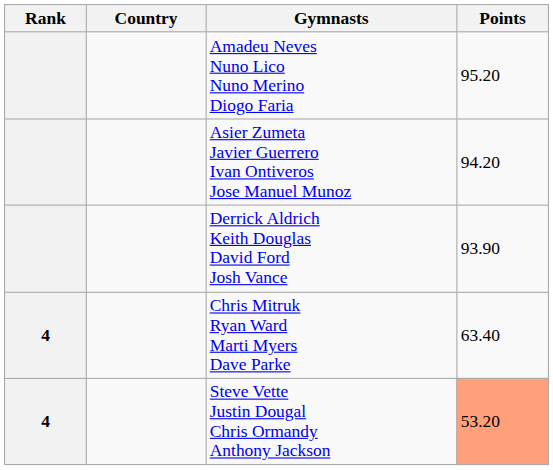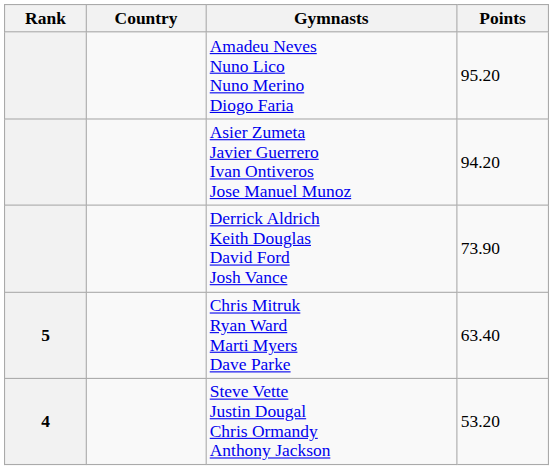(480, 248) 93.90 -> (480, 248) 73.90
(45, 334) 4 -> (45, 334) 5
(480, 421) lightsalmon background -> (480, 421) no background
